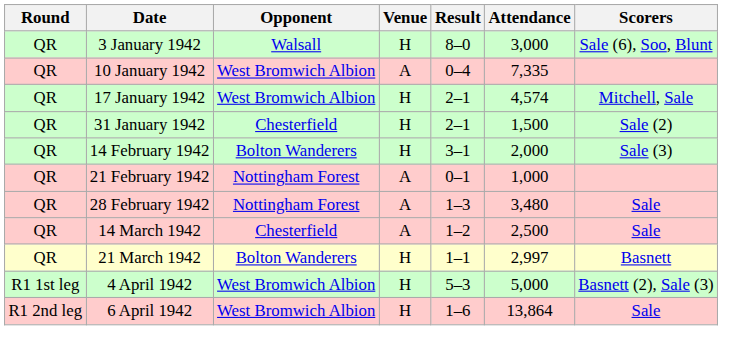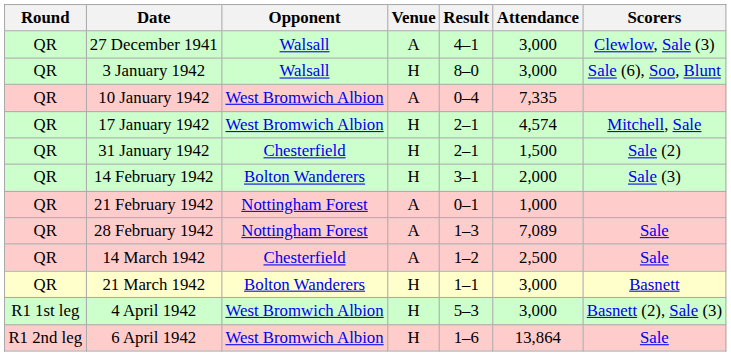+ row: (154, 44)
(530, 204) 3,480 -> (538, 230) 7,089
(530, 257) 2,997 -> (538, 284) 3,000
(530, 284) 5,000 -> (538, 310) 3,000
